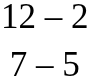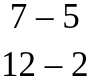rows swapped: (45, 64) <-> (45, 16)
